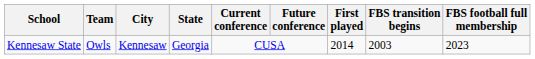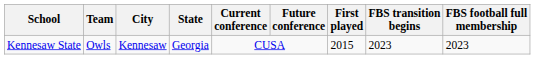(342, 44) 2014 -> (342, 44) 2015
(380, 44) 2003 -> (380, 44) 2023
